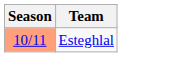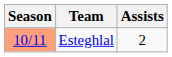+ column: (142, 16)
